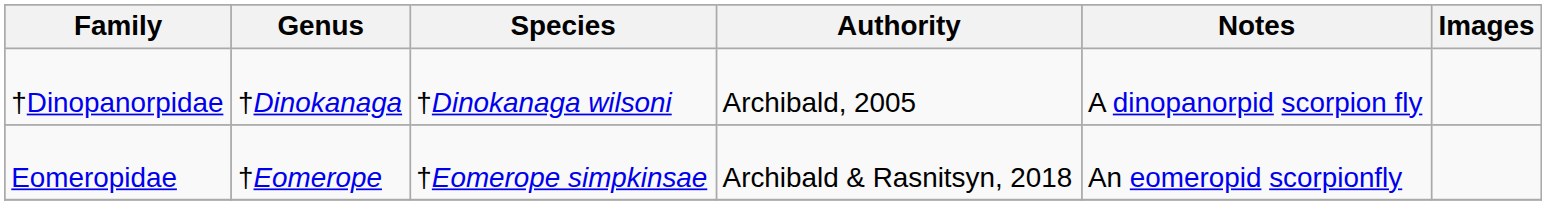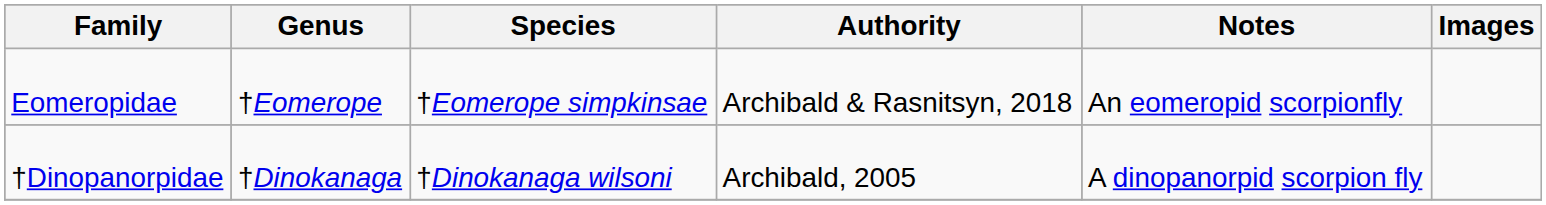rows swapped: (117, 102) <-> (94, 177)
